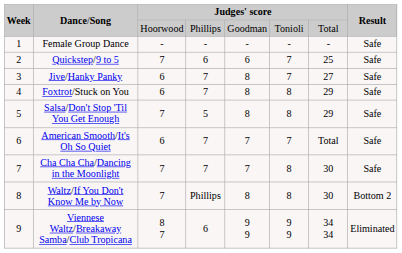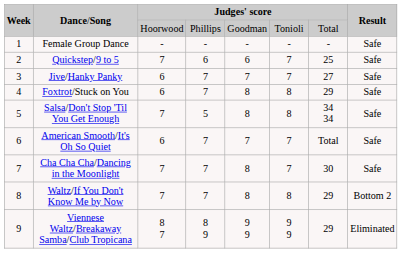(247, 76) 8 -> (247, 76) 7
(328, 114) 29 -> (328, 114) 34 34
(247, 168) 7 -> (247, 168) 8
(289, 168) 8 -> (289, 168) 7
(205, 196) Phillips -> (205, 196) 7
(328, 196) 30 -> (328, 196) 29
(205, 229) 6 -> (205, 229) 8 9
(328, 229) 34 34 -> (328, 229) 29
